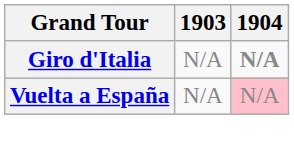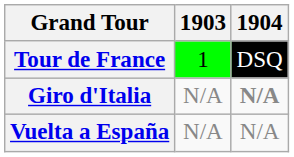+ row: (90, 59)
(260, 95) pink background -> (260, 132) no background
